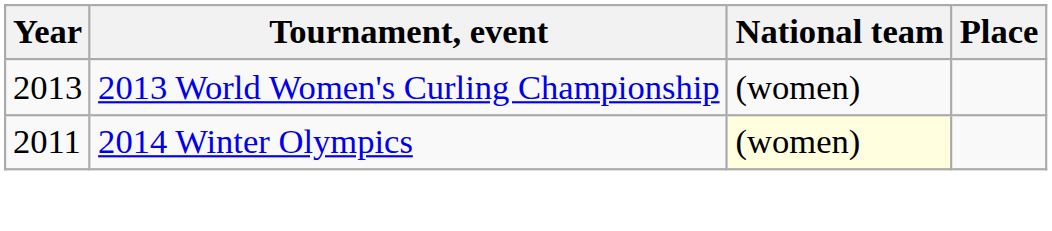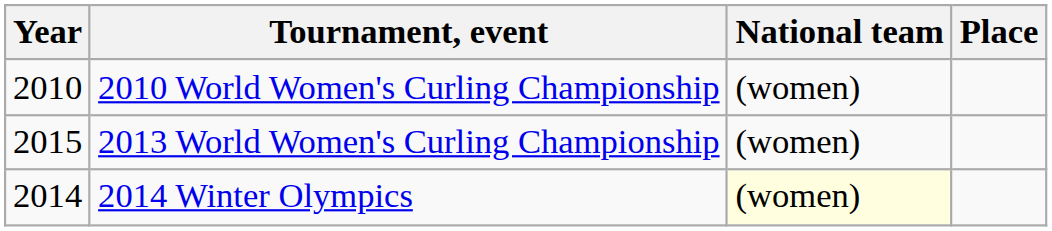+ row: (409, 86)
(48, 86) 2013 -> (48, 141) 2015
(47, 141) 2011 -> (48, 196) 2014
